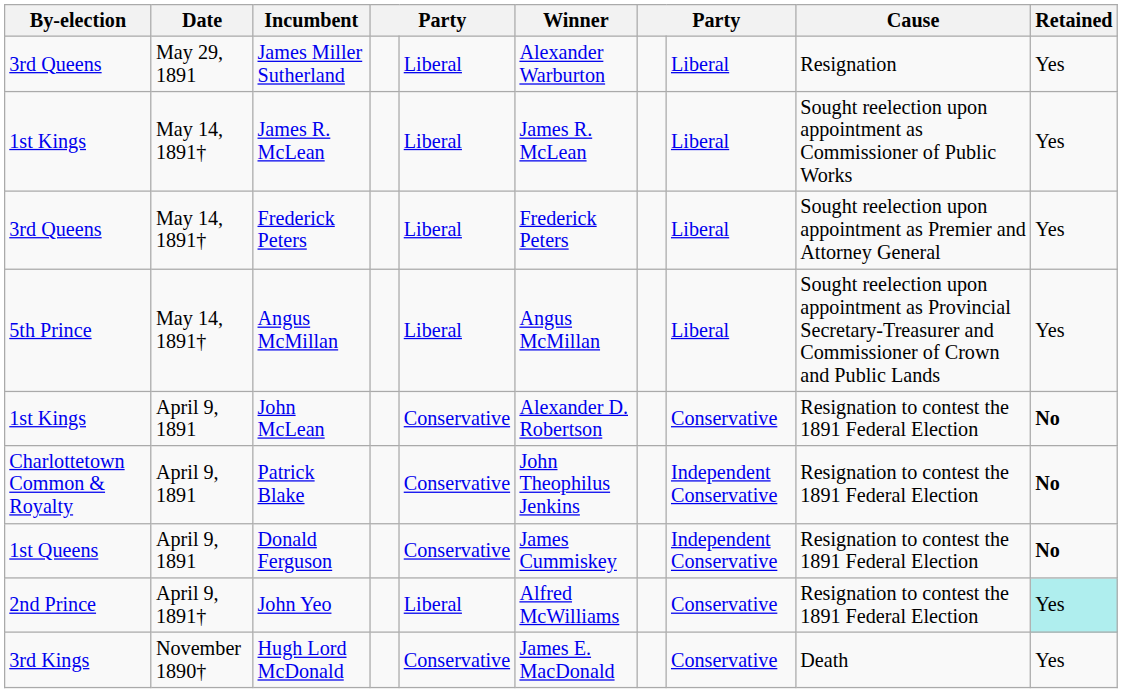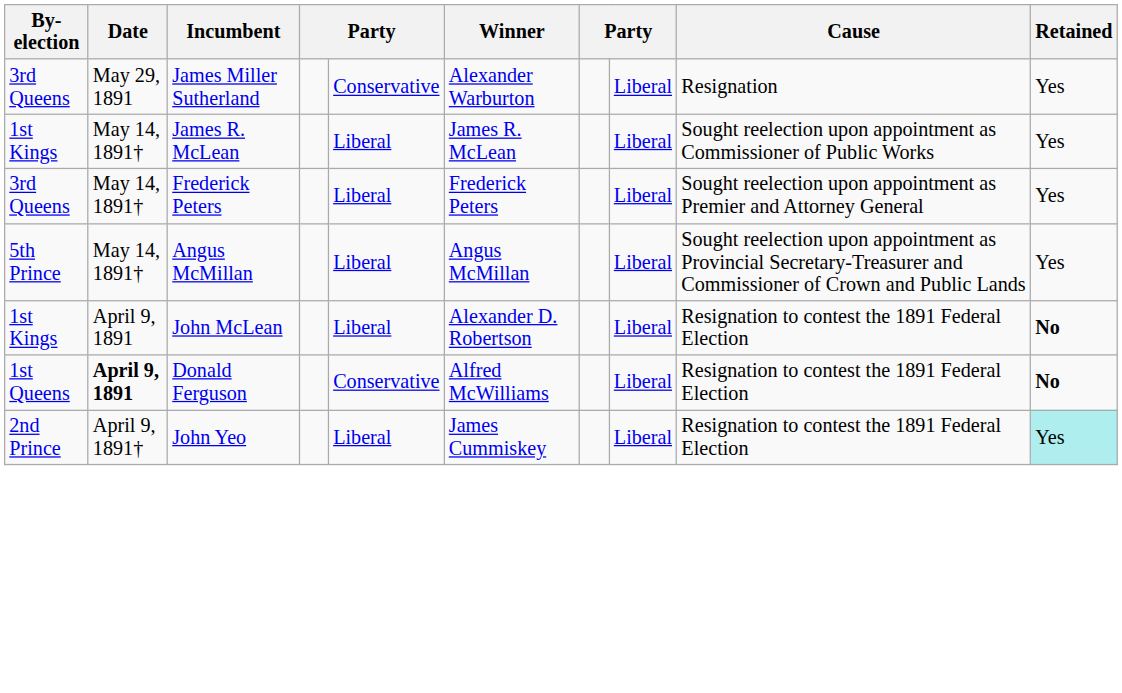(433, 63) Liberal -> (386, 86) Conservative
(457, 418) Conservative -> (362, 327) Liberal
(724, 418) Conservative -> (643, 327) Liberal
- row: (286, 484)
(187, 550) normal -> (126, 382) bold
(568, 550) James Cummiskey -> (499, 382) Alfred McWilliams
(724, 550) Independent Conservative -> (643, 382) Liberal
(569, 605) Alfred McWilliams -> (498, 437) James Cummiskey
(724, 605) Conservative -> (643, 437) Liberal
- row: (302, 659)
